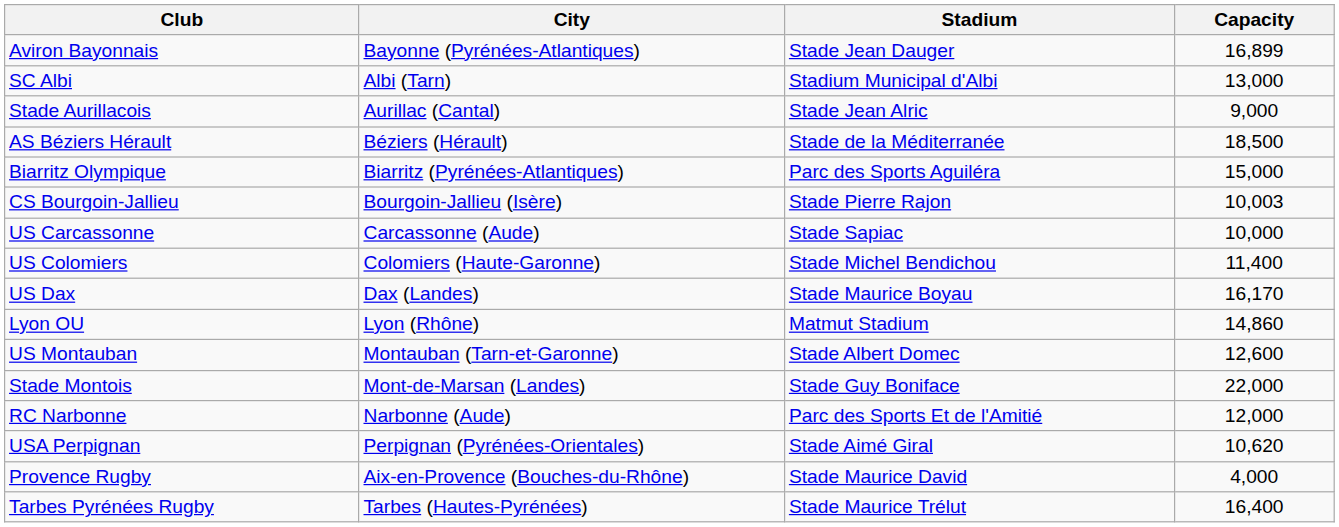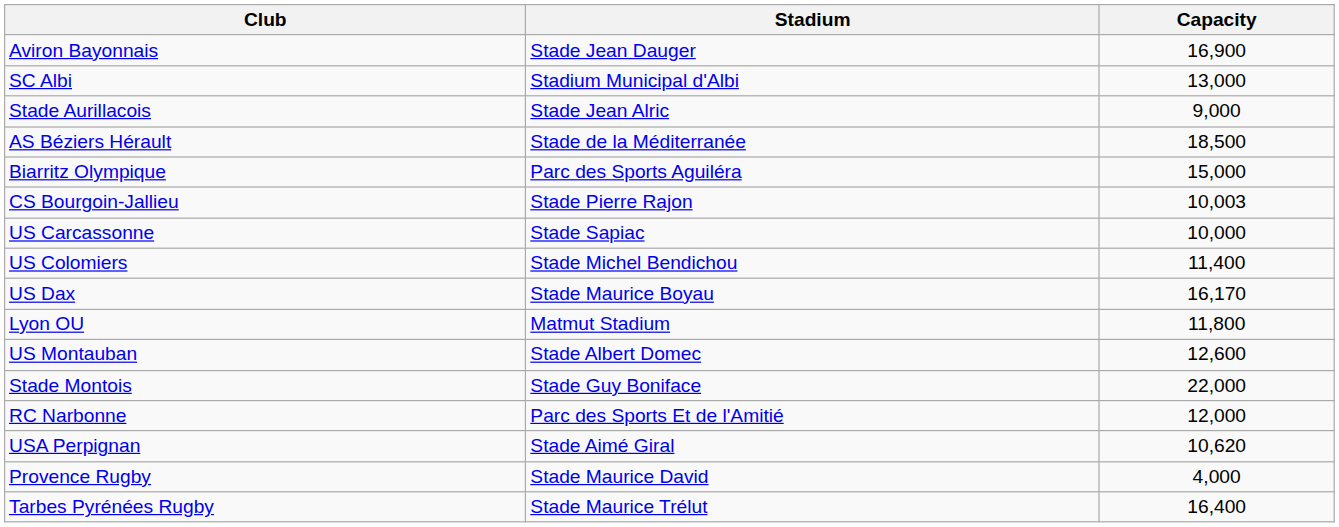- column: (572, 19)
(1254, 50) 16,899 -> (1217, 50) 16,900
(1254, 324) 14,860 -> (1217, 324) 11,800
